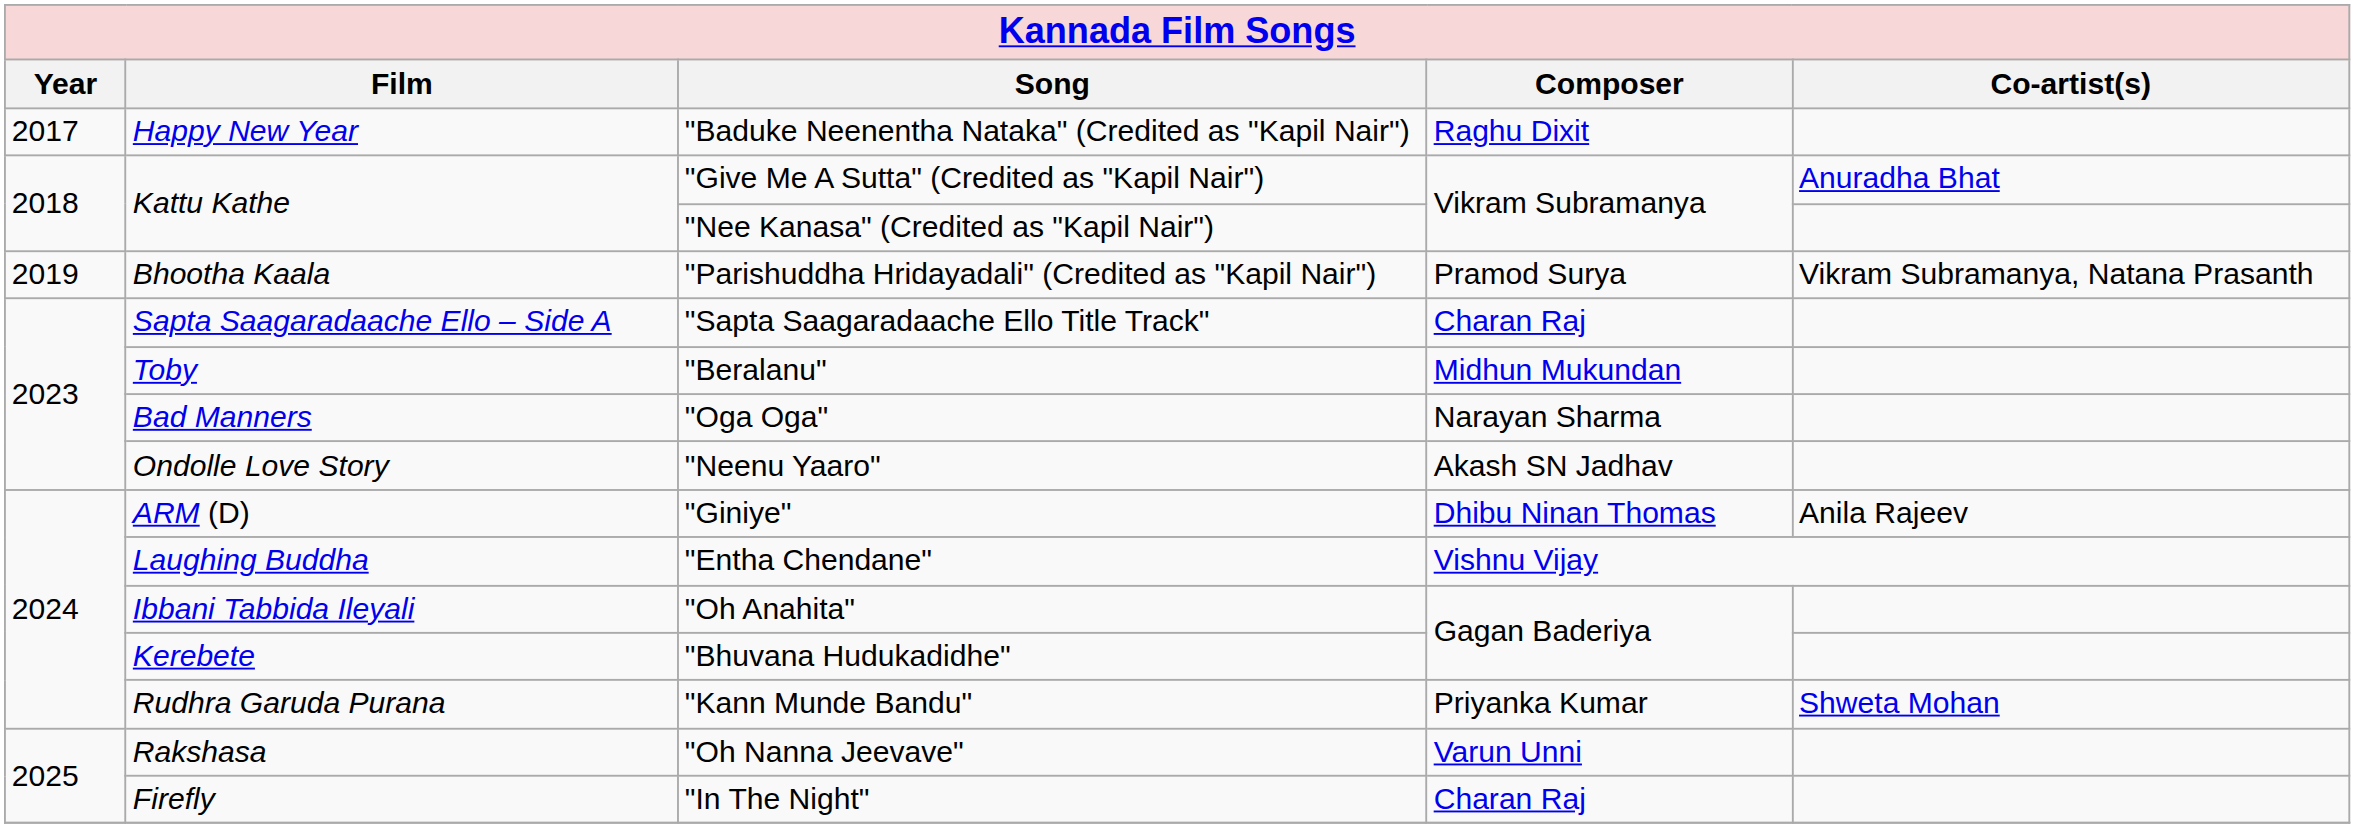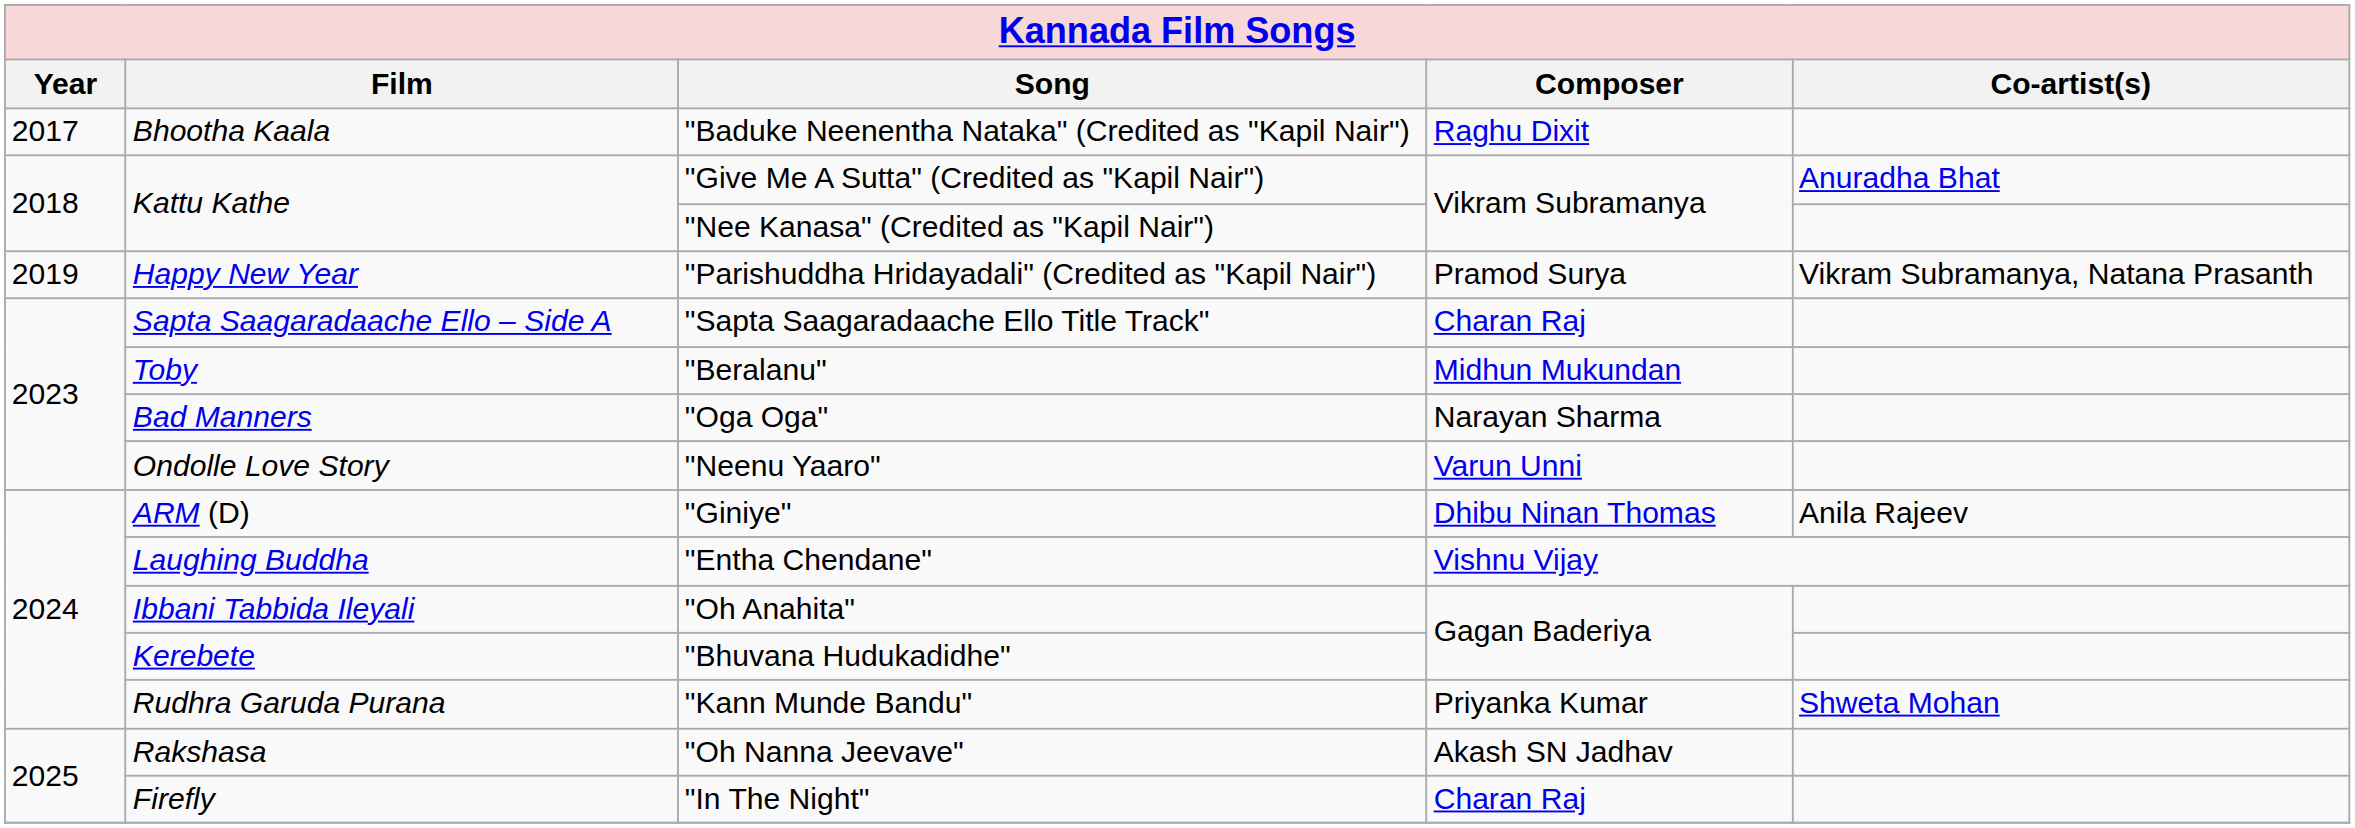(245, 131) Happy New Year -> (232, 131) Bhootha Kaala
(232, 274) Bhootha Kaala -> (245, 274) Happy New Year
(1553, 465) Akash SN Jadhav -> (1508, 465) Varun Unni
(1508, 751) Varun Unni -> (1553, 751) Akash SN Jadhav
